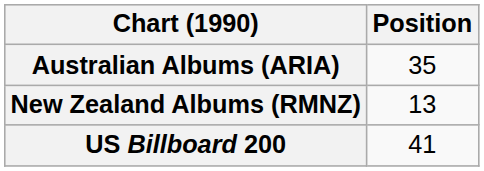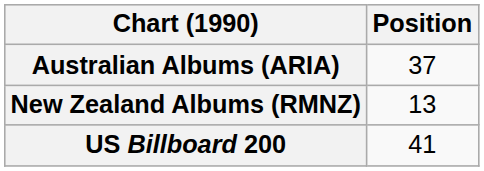(422, 64) 35 -> (422, 64) 37
